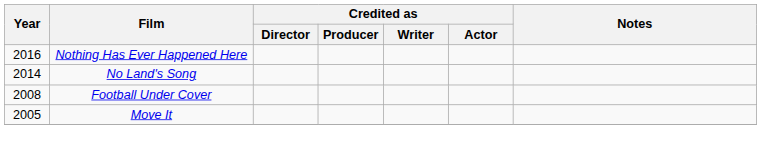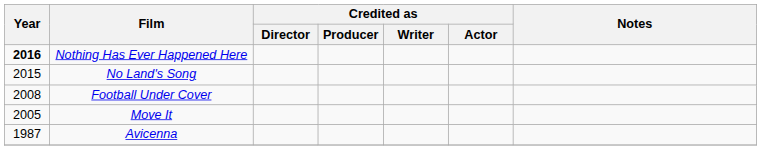(27, 54) normal -> (27, 54) bold
(27, 74) 2014 -> (27, 74) 2015
+ row: (151, 134)
